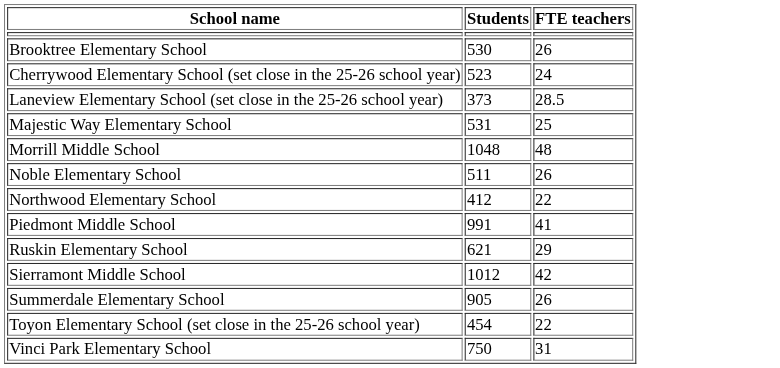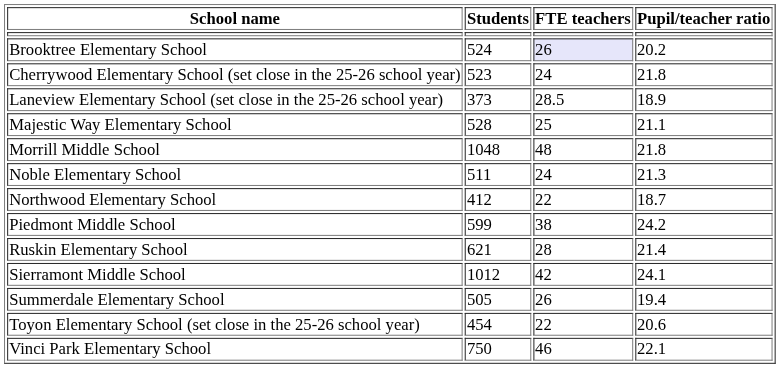+ column: (704, 18)
(479, 49) 530 -> (479, 49) 524
(543, 49) no background -> (543, 49) lavender background
(479, 124) 531 -> (479, 124) 528
(543, 174) 26 -> (543, 174) 24
(479, 224) 991 -> (479, 224) 599
(543, 224) 41 -> (543, 224) 38
(543, 249) 29 -> (543, 249) 28
(479, 299) 905 -> (479, 299) 505
(543, 349) 31 -> (543, 349) 46
